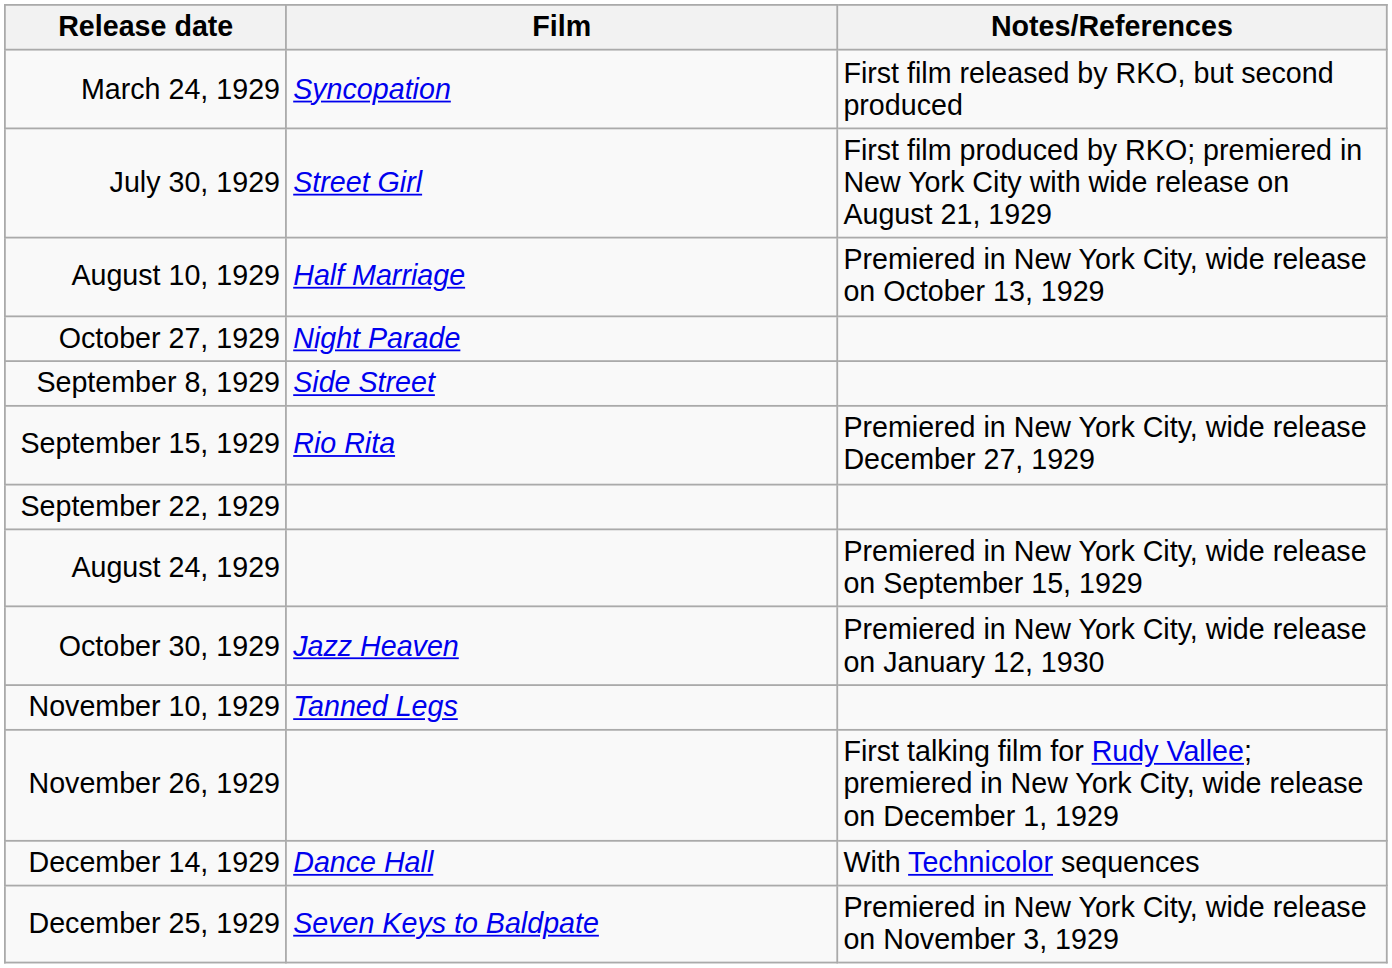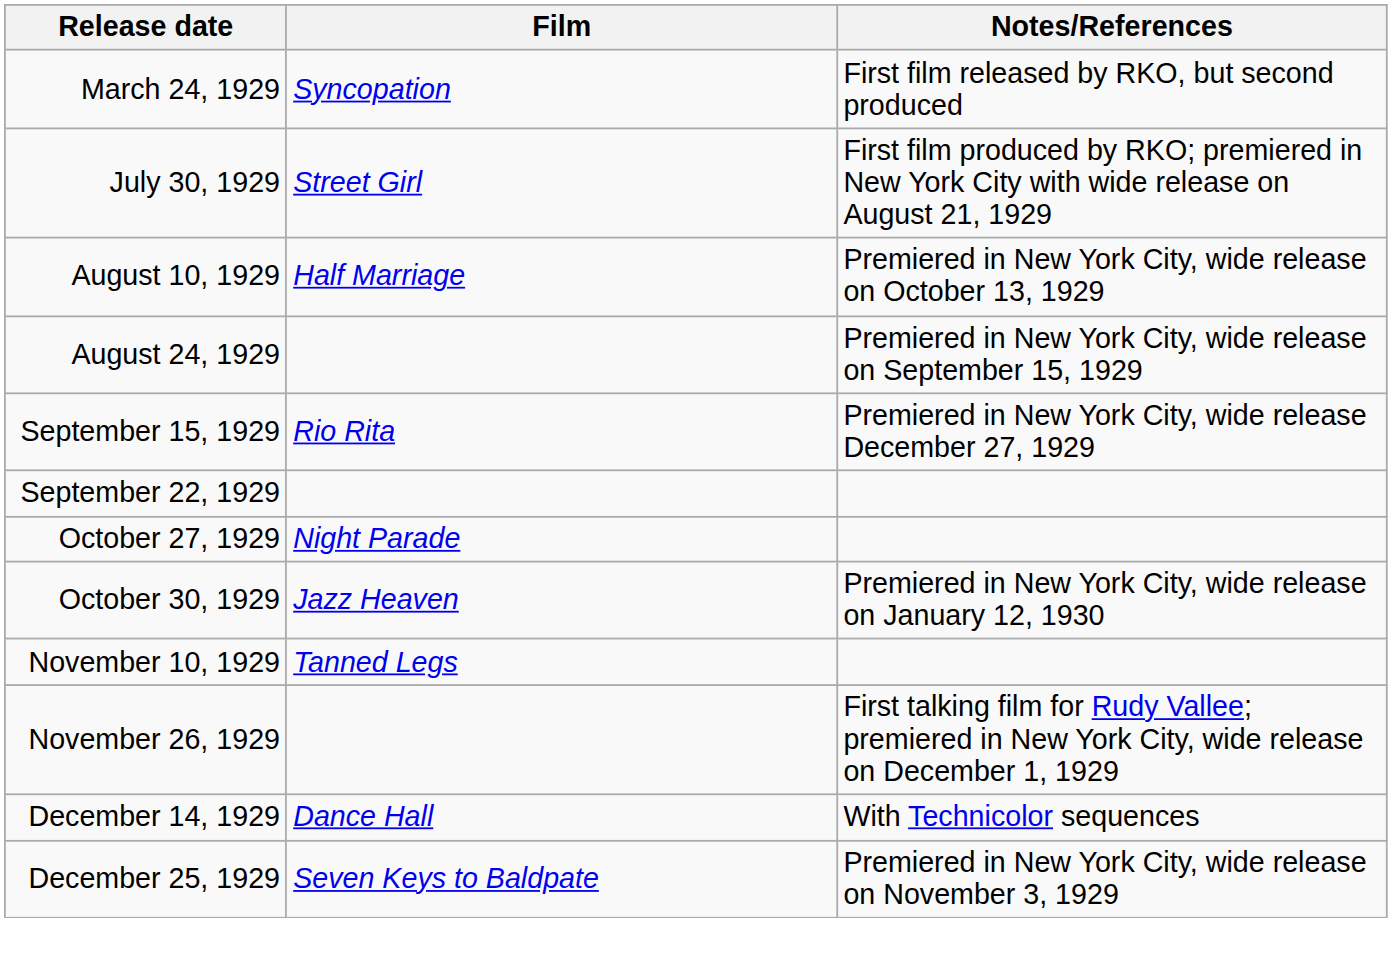rows swapped: (176, 567) <-> (169, 337)
- row: (158, 383)
